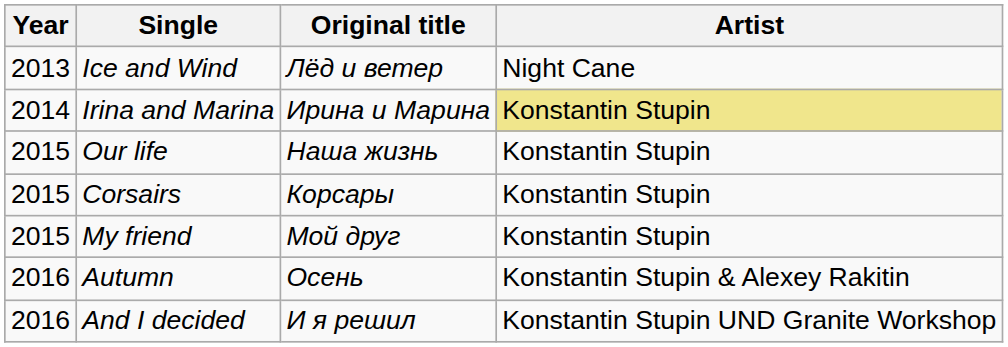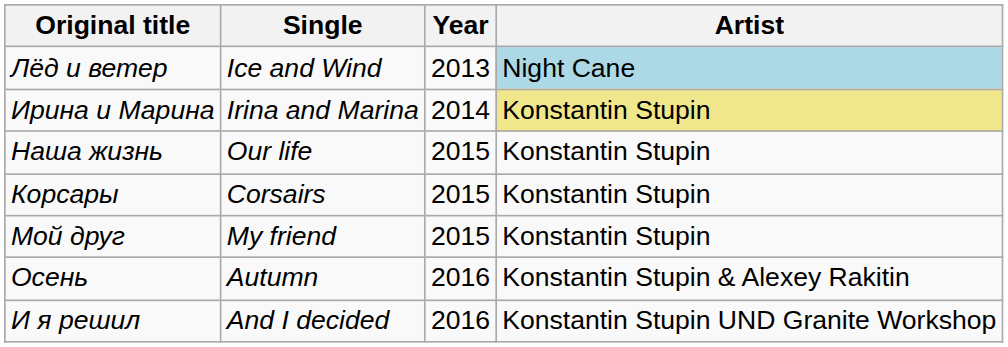columns swapped: (40, 25) <-> (388, 25)
(569, 67) no background -> (569, 67) lightblue background
